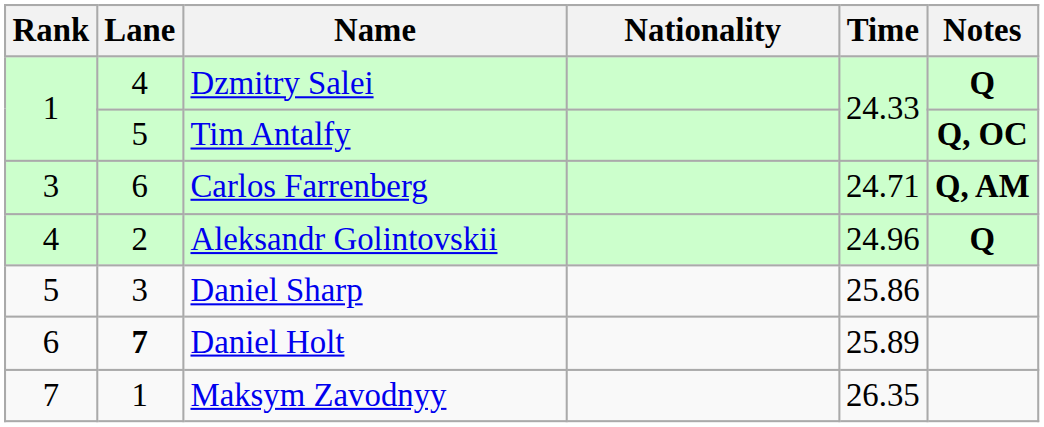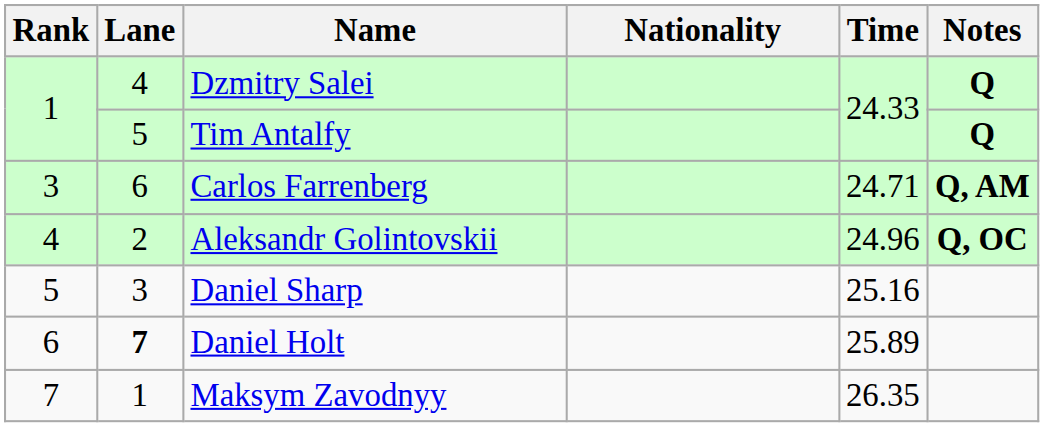(982, 134) Q, OC -> (982, 134) Q
(982, 238) Q -> (982, 238) Q, OC
(883, 290) 25.86 -> (883, 290) 25.16
